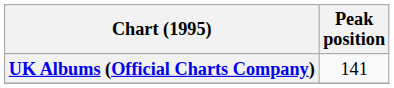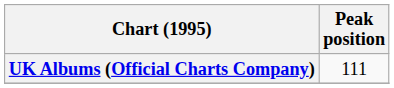(354, 68) 141 -> (354, 68) 111
